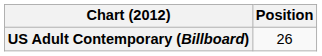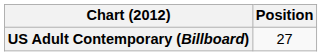(285, 39) 26 -> (285, 39) 27
